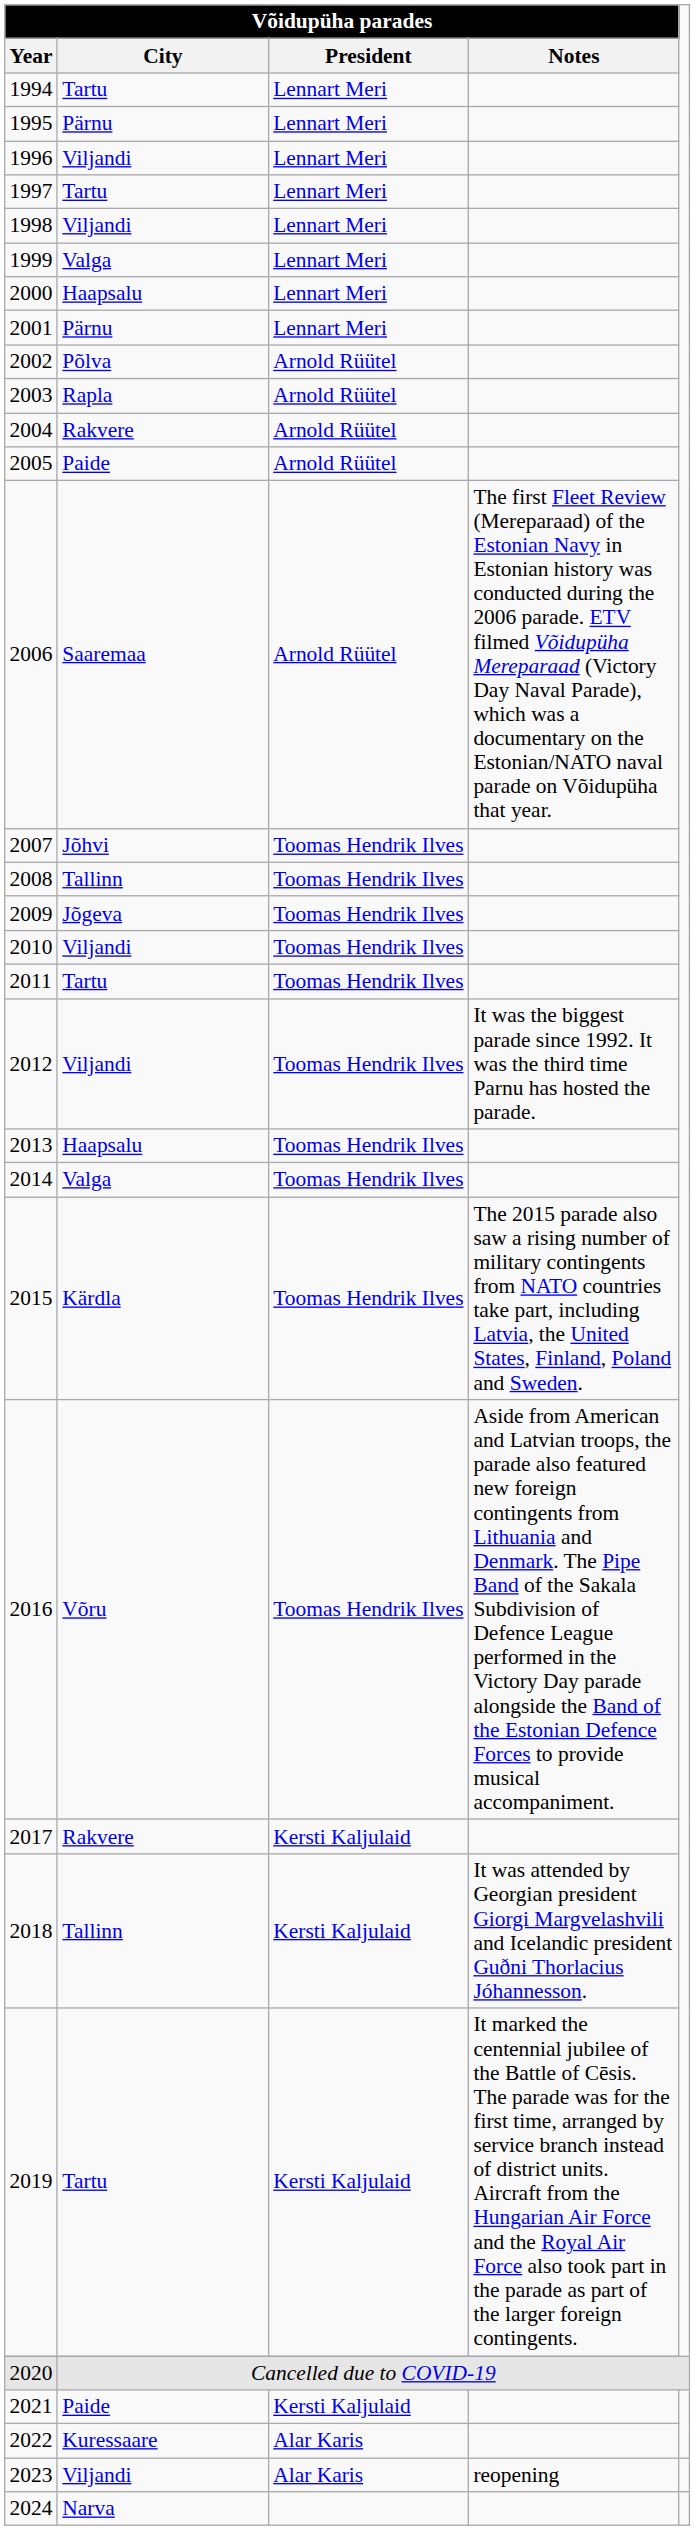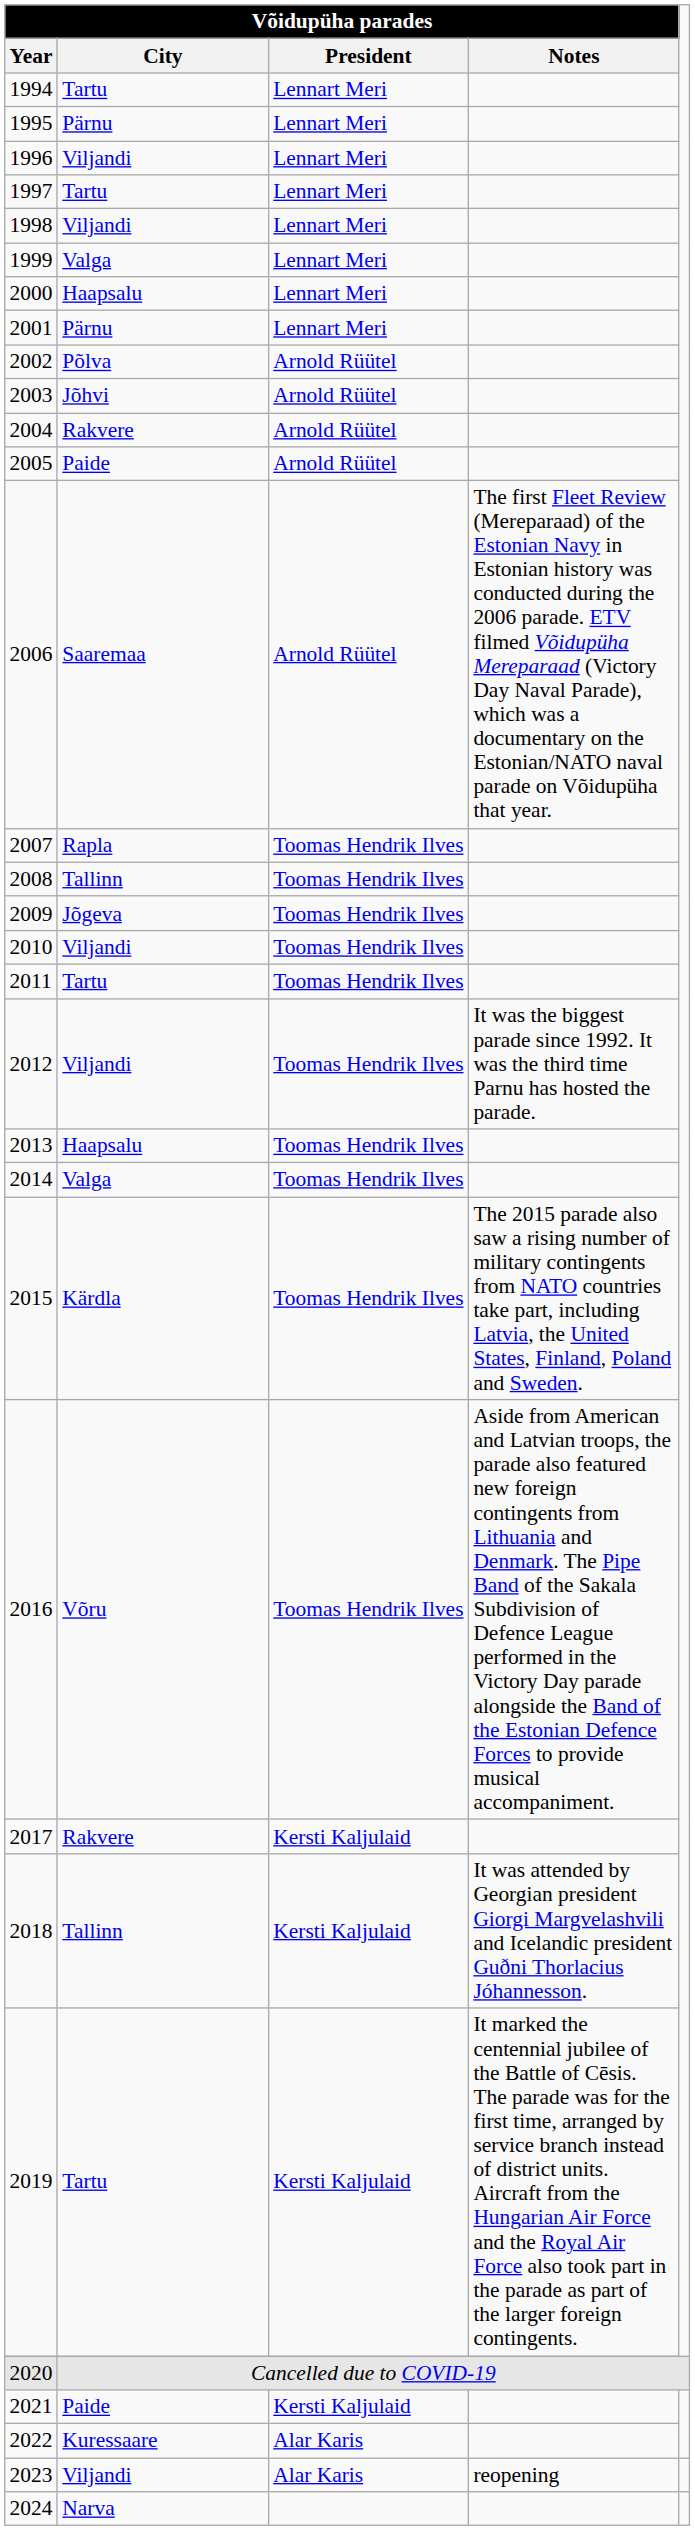(87, 395) Rapla -> (86, 395) Jõhvi
(86, 845) Jõhvi -> (87, 845) Rapla
